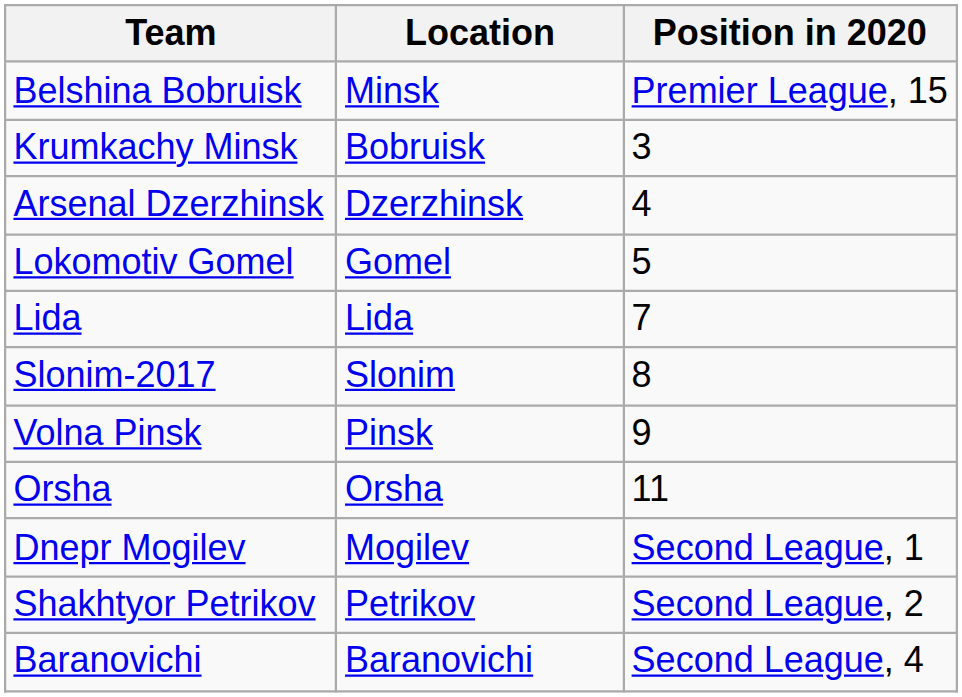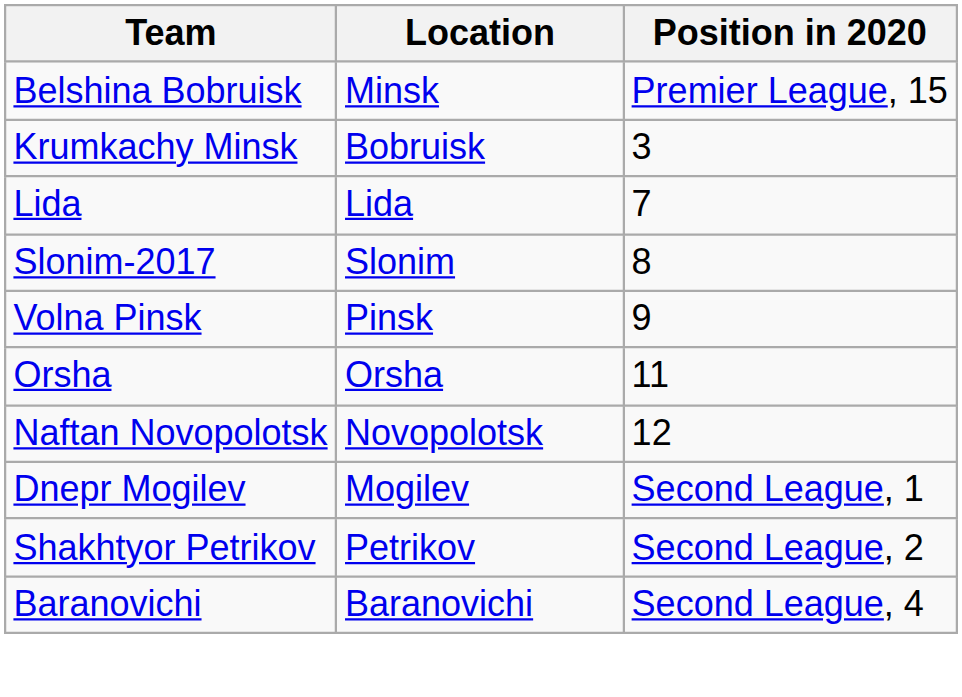- row: (168, 204)
- row: (153, 261)
+ row: (171, 432)
